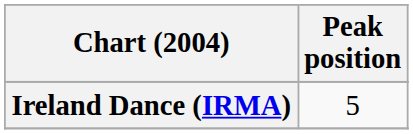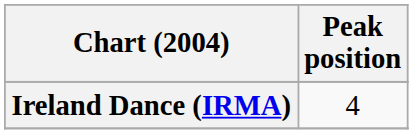(353, 104) 5 -> (353, 104) 4
